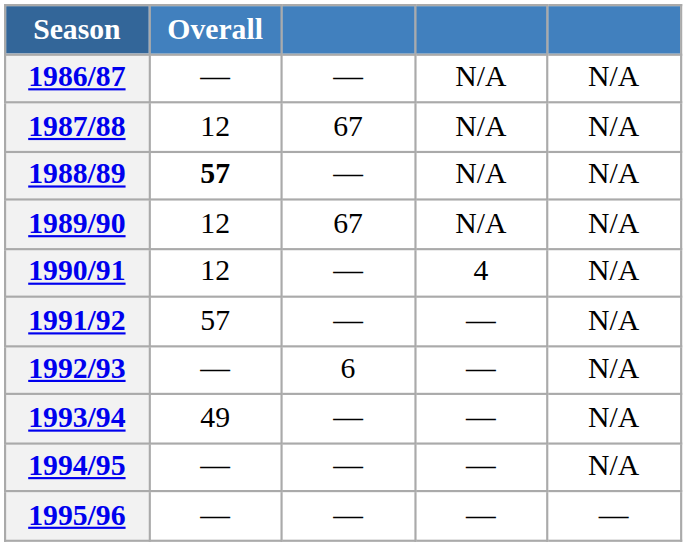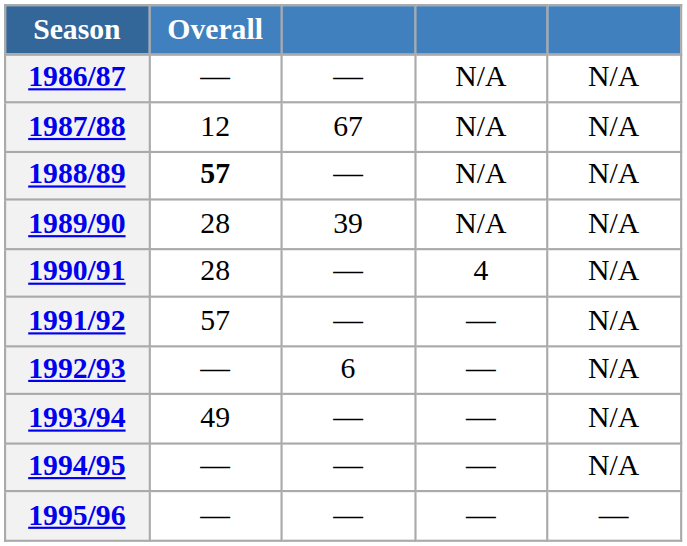(215, 222) 12 -> (215, 222) 28
(348, 222) 67 -> (348, 222) 39
(215, 271) 12 -> (215, 271) 28
